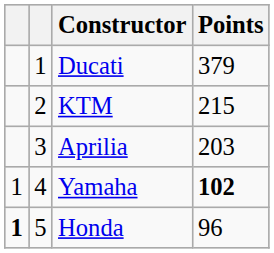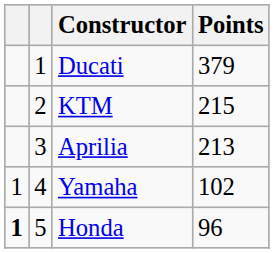(216, 146) 203 -> (216, 146) 213
(216, 187) bold -> (216, 187) normal
